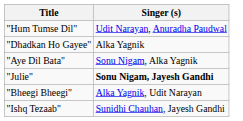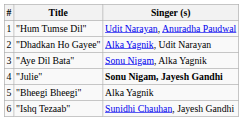+ column: (9, 12)
(120, 44) Alka Yagnik -> (158, 44) Alka Yagnik, Udit Narayan
(149, 92) Alka Yagnik, Udit Narayan -> (129, 92) Alka Yagnik
